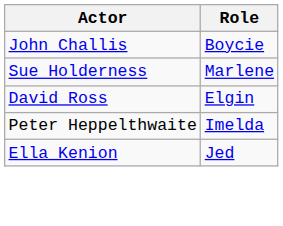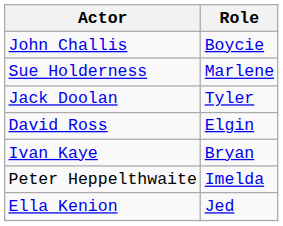+ row: (63, 99)
+ row: (53, 153)
